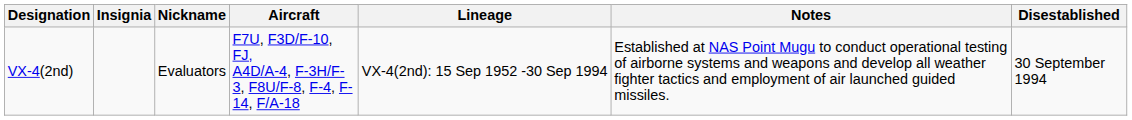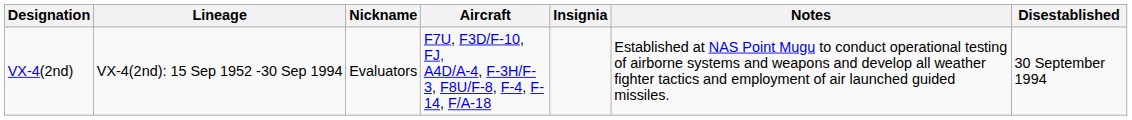columns swapped: (124, 15) <-> (485, 15)
